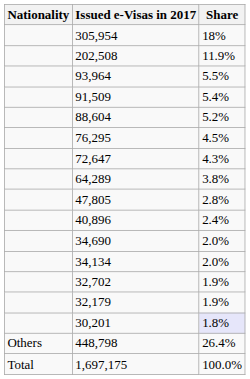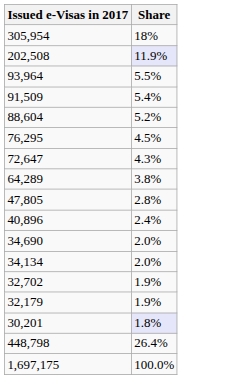- column: (38, 14)
(219, 55) no background -> (151, 55) lavender background
